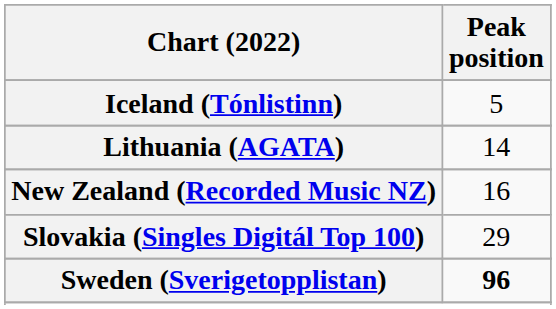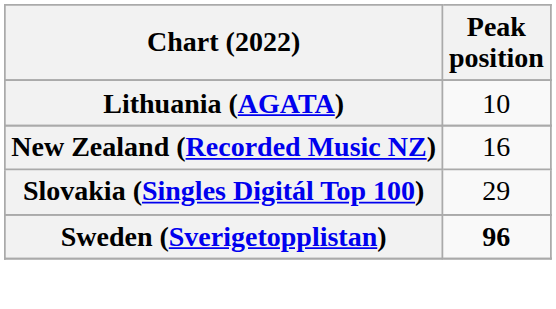- row: (224, 102)
(496, 147) 14 -> (496, 102) 10
